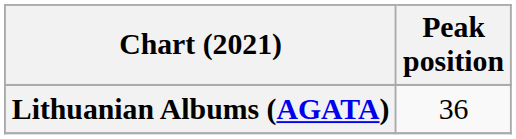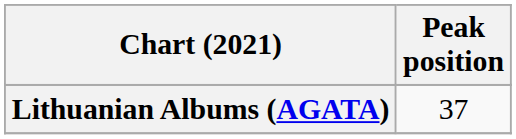(454, 108) 36 -> (454, 108) 37
